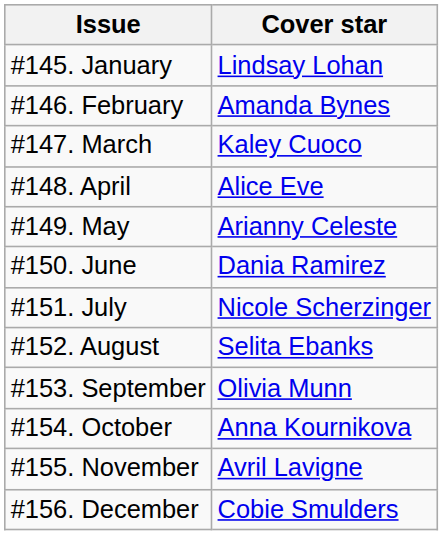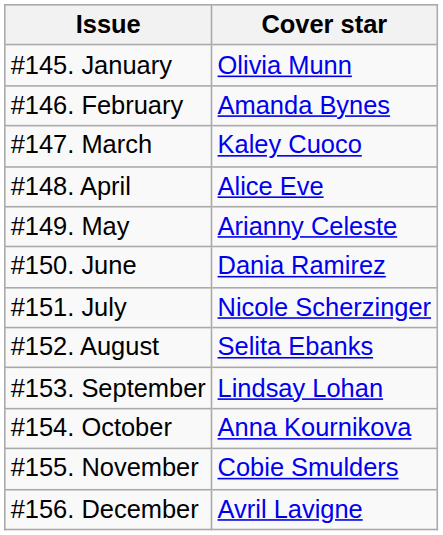(300, 65) Lindsay Lohan -> (285, 65) Olivia Munn
(285, 387) Olivia Munn -> (300, 387) Lindsay Lohan
(290, 468) Avril Lavigne -> (308, 468) Cobie Smulders
(308, 508) Cobie Smulders -> (290, 508) Avril Lavigne
